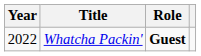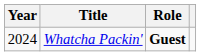(22, 39) 2022 -> (22, 39) 2024
